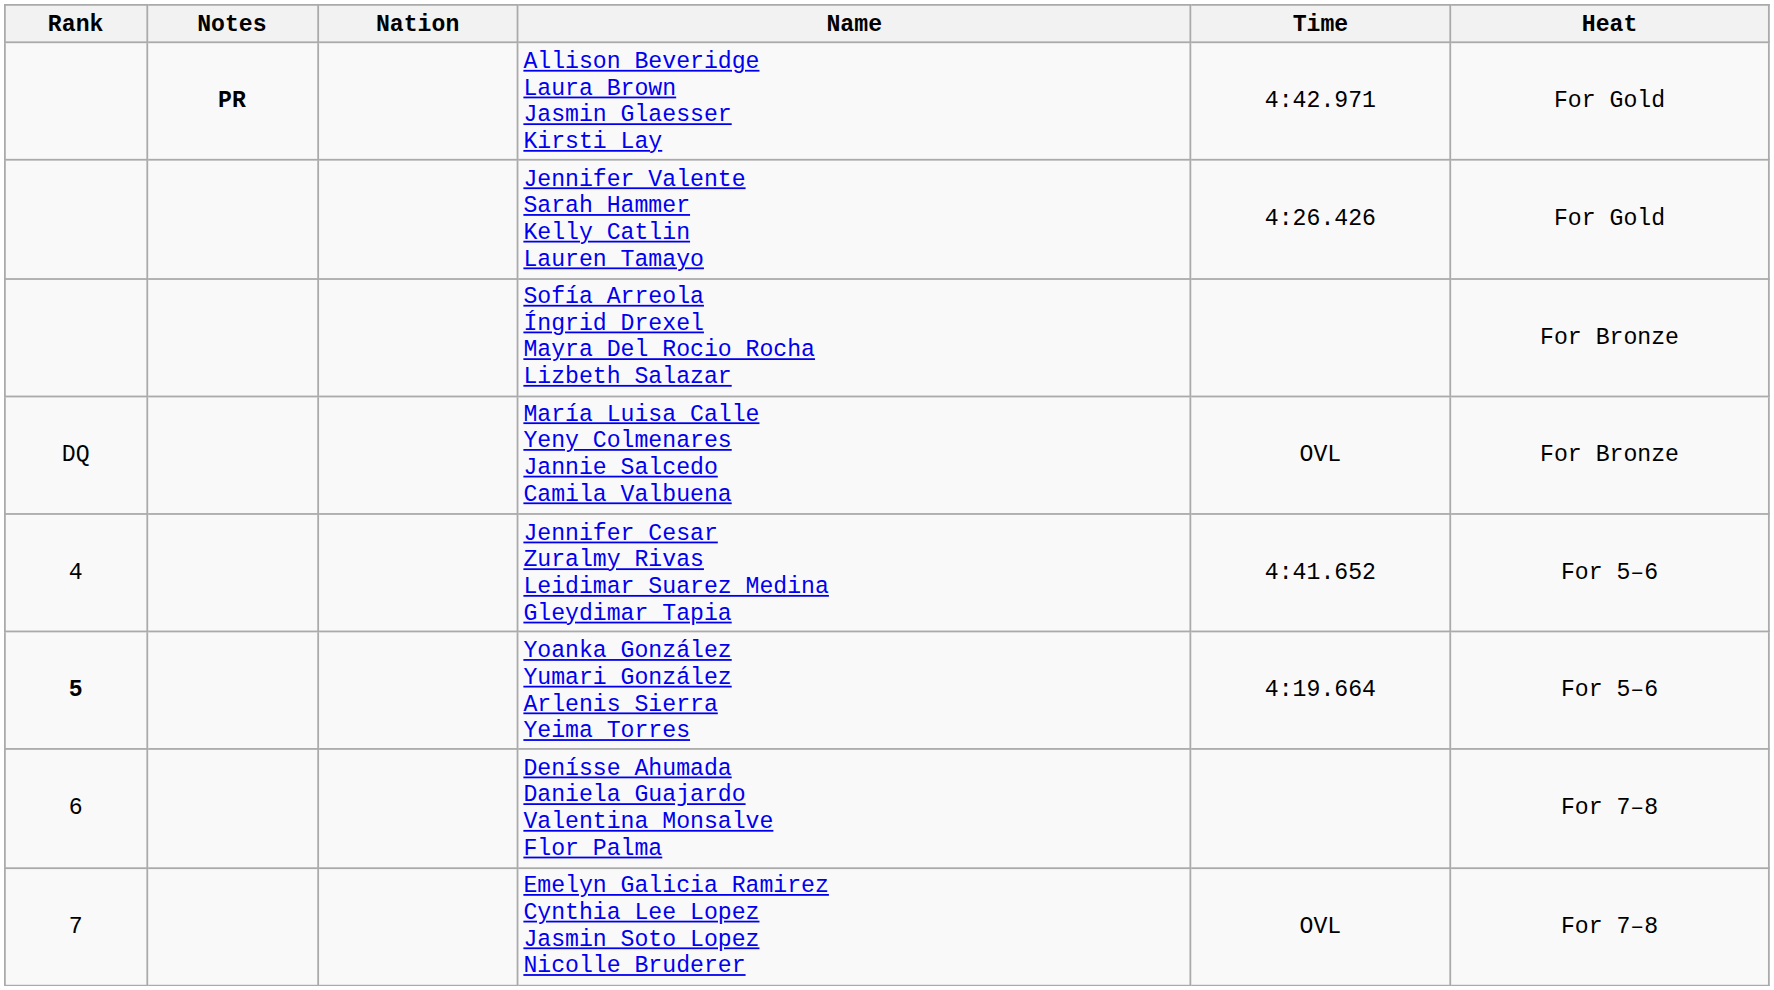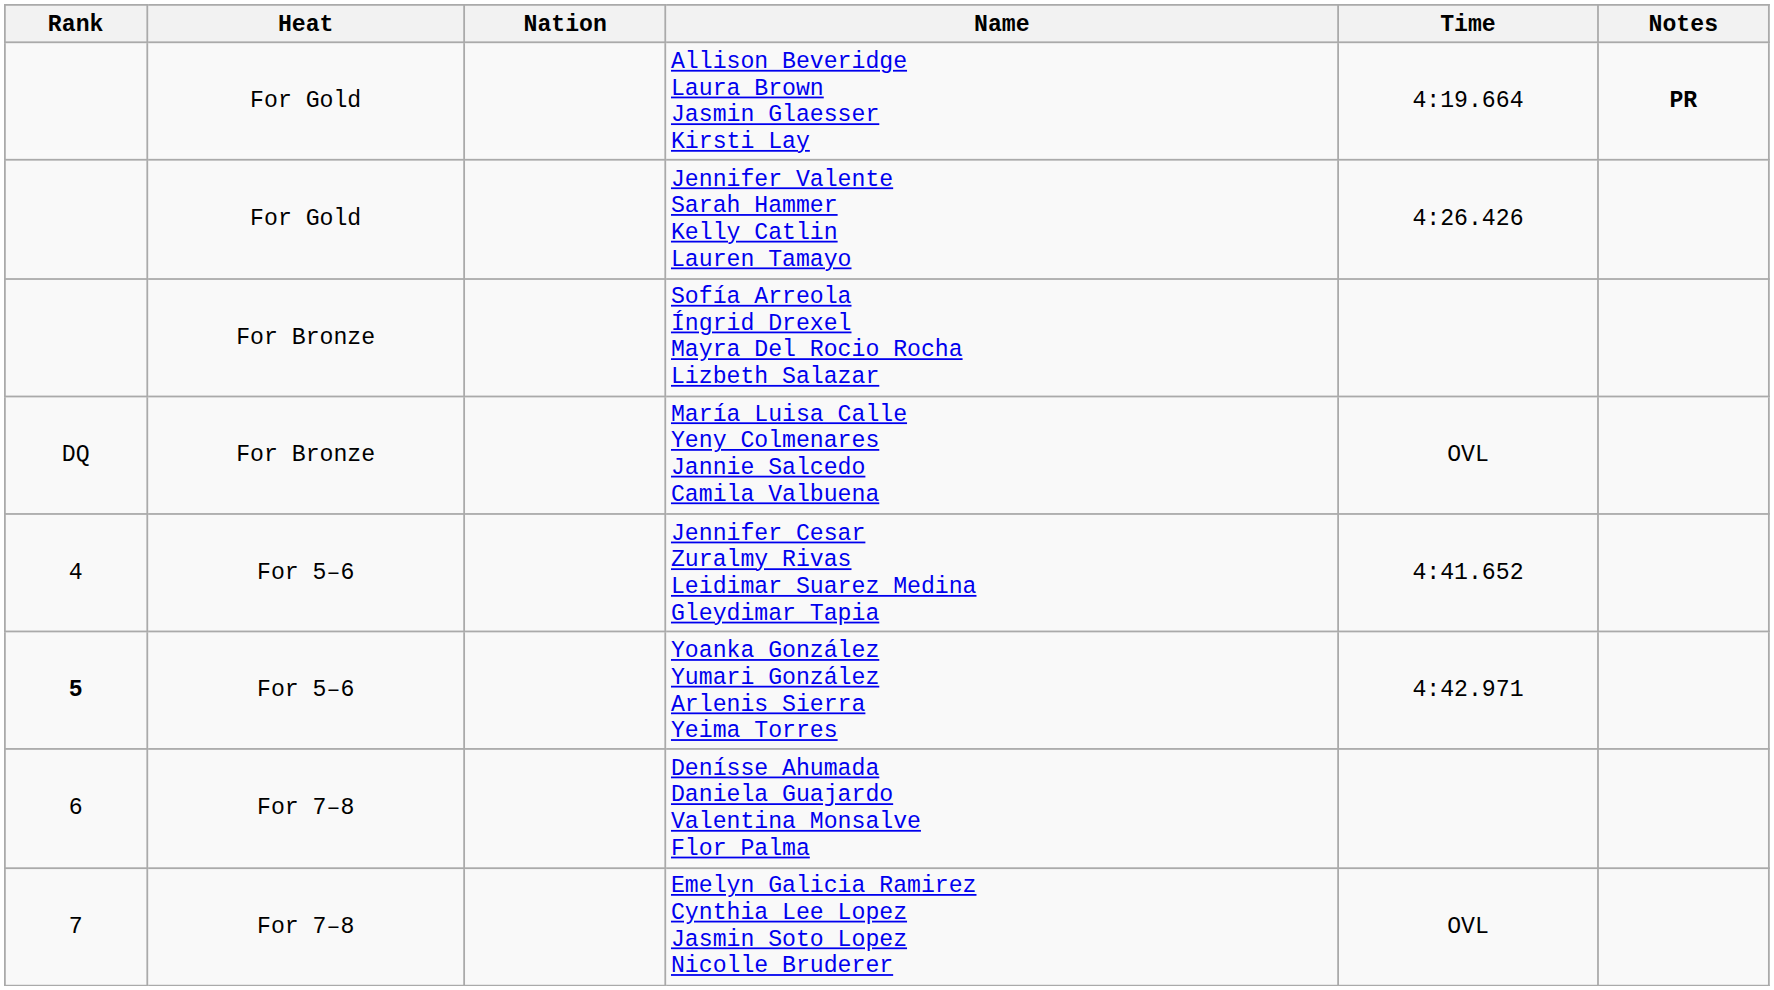columns swapped: (1610, 24) <-> (232, 24)
(1320, 102) 4:42.971 -> (1468, 102) 4:19.664
(1320, 691) 4:19.664 -> (1468, 691) 4:42.971
